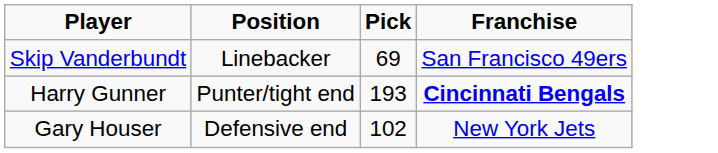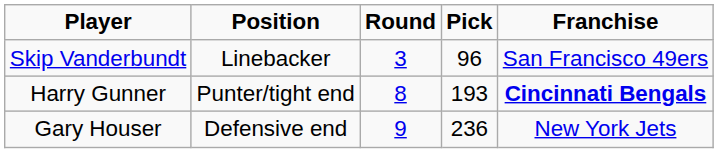+ column: (401, 22)
(388, 57) 69 -> (469, 57) 96
(388, 128) 102 -> (469, 128) 236
